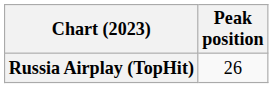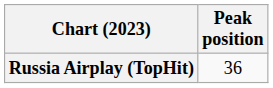(233, 67) 26 -> (233, 67) 36
